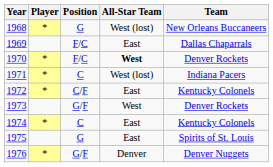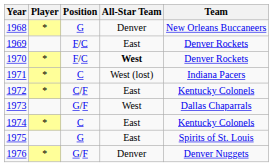(132, 28) West (lost) -> (132, 28) Denver
(216, 43) Dallas Chaparrals -> (216, 43) Denver Rockets
(216, 106) Denver Rockets -> (216, 106) Dallas Chaparrals
